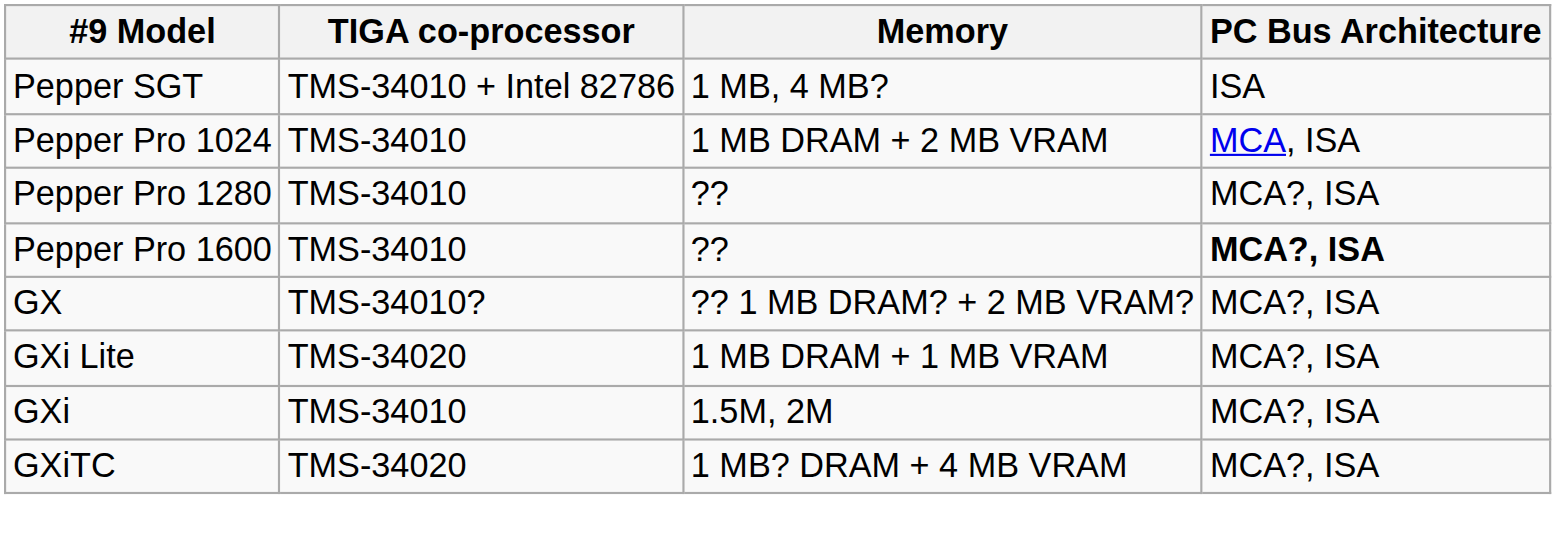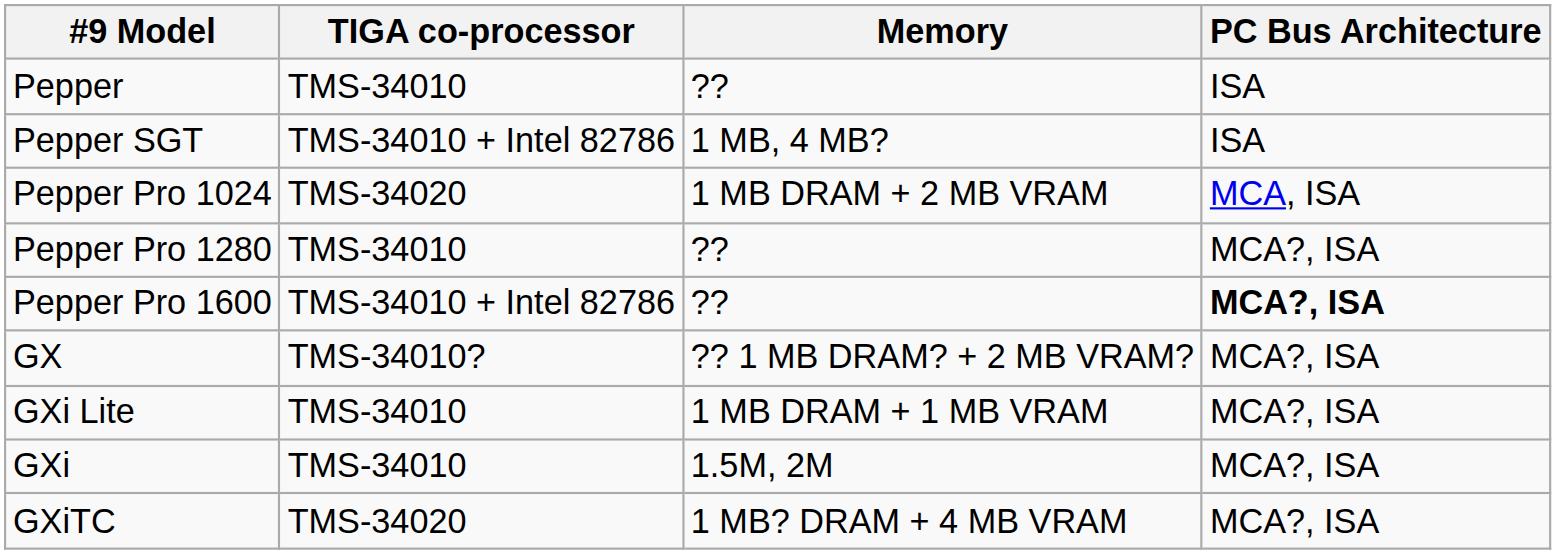+ row: (68, 85)
(377, 140) TMS-34010 -> (377, 194) TMS-34020
(377, 248) TMS-34010 -> (481, 303) TMS-34010 + Intel 82786
(377, 357) TMS-34020 -> (377, 411) TMS-34010
